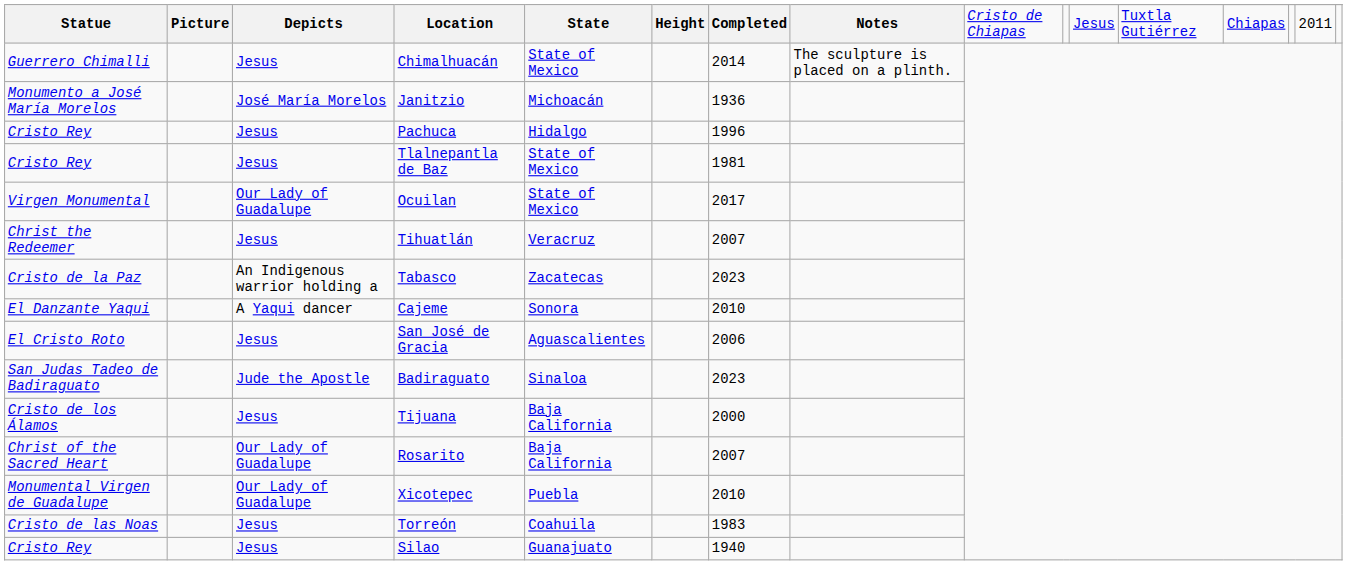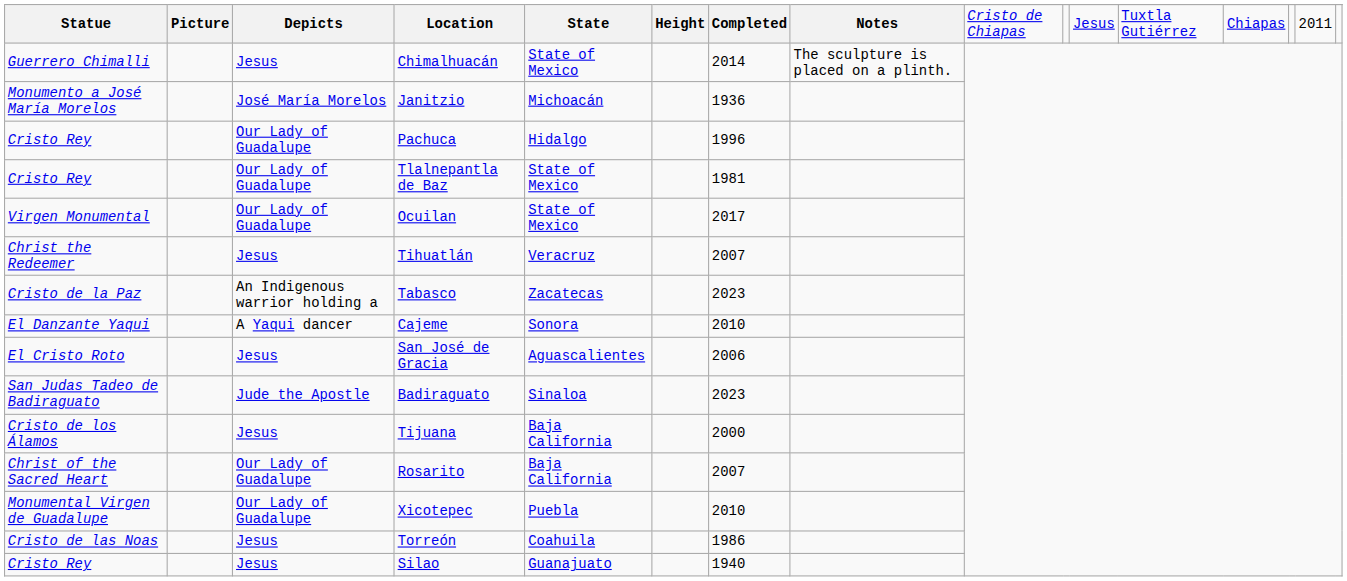(257, 132) Jesus -> (282, 140) Our Lady of Guadalupe
(257, 163) Jesus -> (282, 179) Our Lady of Guadalupe
(729, 526) 1983 -> (729, 542) 1986
